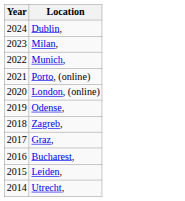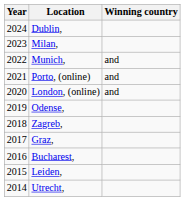+ column: (141, 12)
